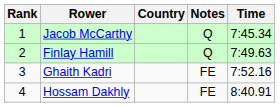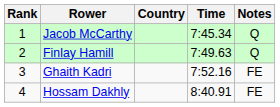columns swapped: (251, 14) <-> (208, 14)
